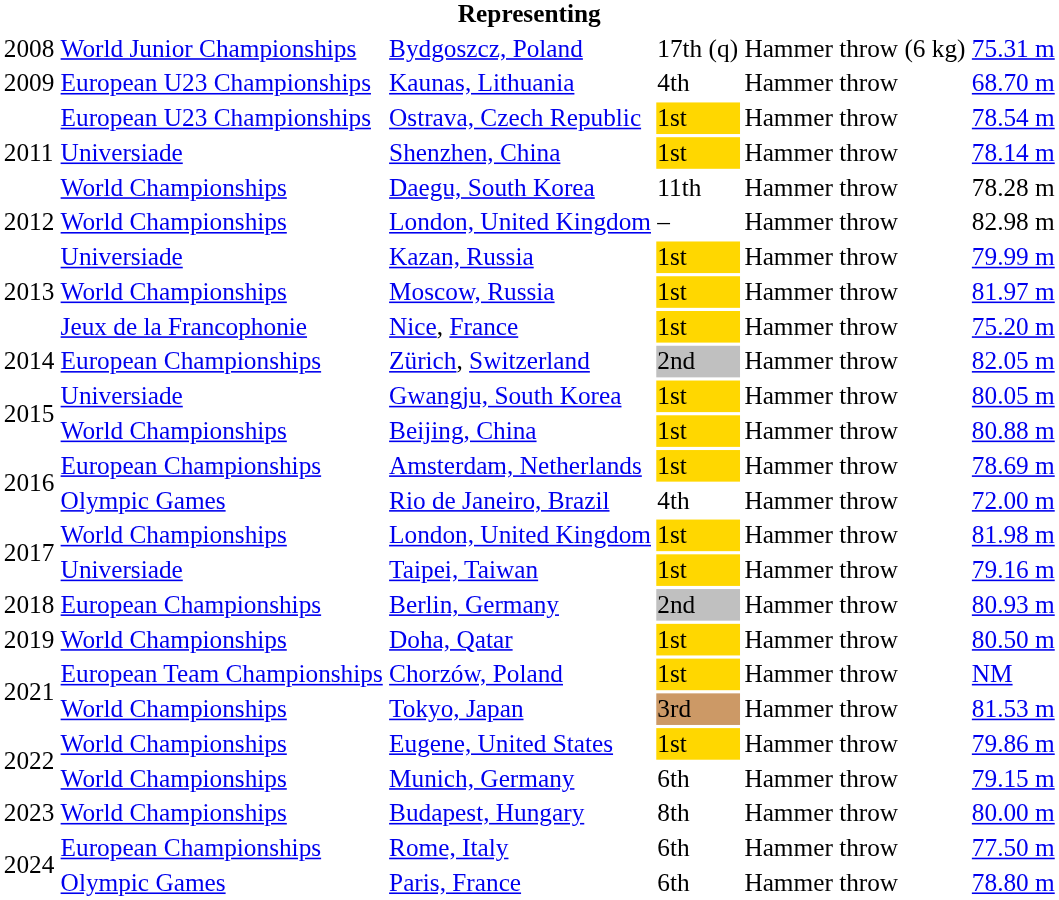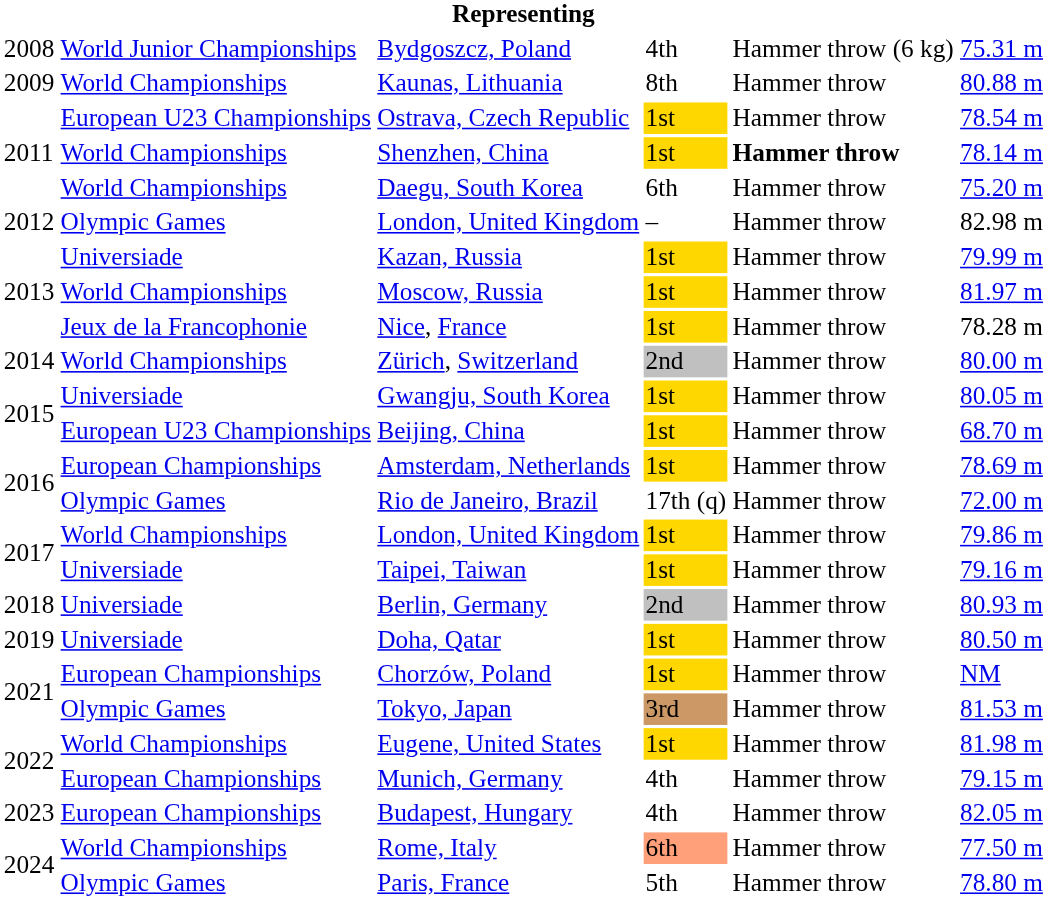(698, 48) 17th (q) -> (662, 48) 4th
(216, 83) European U23 Championships -> (174, 83) World Championships
(673, 83) 4th -> (662, 83) 8th
(1013, 83) 68.70 m -> (1001, 83) 80.88 m
(122, 152) Universiade -> (174, 152) World Championships
(821, 152) normal -> (816, 152) bold
(679, 187) 11th -> (662, 187) 6th
(1013, 187) 78.28 m -> (1001, 187) 75.20 m
(174, 222) World Championships -> (143, 222) Olympic Games
(1013, 326) 75.20 m -> (1001, 326) 78.28 m
(191, 361) European Championships -> (174, 361) World Championships
(1013, 361) 82.05 m -> (1001, 361) 80.00 m
(174, 430) World Championships -> (216, 430) European U23 Championships
(1013, 430) 80.88 m -> (1001, 430) 68.70 m
(673, 500) 4th -> (686, 500) 17th (q)
(1013, 535) 81.98 m -> (1001, 535) 79.86 m
(191, 604) European Championships -> (122, 604) Universiade
(174, 639) World Championships -> (122, 639) Universiade
(222, 674) European Team Championships -> (191, 674) European Championships
(174, 708) World Championships -> (143, 708) Olympic Games
(1013, 743) 79.86 m -> (1001, 743) 81.98 m
(174, 778) World Championships -> (191, 778) European Championships
(673, 778) 6th -> (662, 778) 4th
(174, 813) World Championships -> (191, 813) European Championships
(673, 813) 8th -> (662, 813) 4th
(1013, 813) 80.00 m -> (1001, 813) 82.05 m
(191, 847) European Championships -> (174, 847) World Championships
(673, 847) no background -> (662, 847) lightsalmon background
(673, 882) 6th -> (662, 882) 5th
